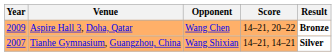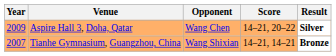(314, 28) Bronze -> (312, 28) Silver
(312, 44) Silver -> (314, 44) Bronze
